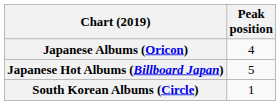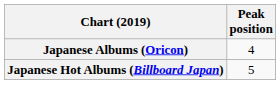- row: (115, 89)
